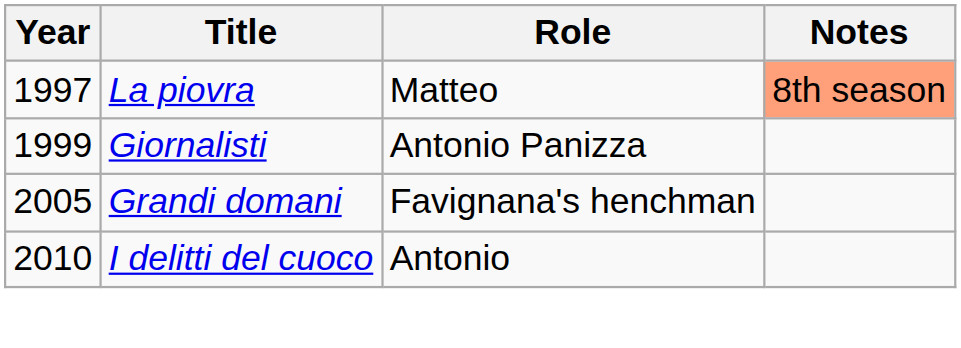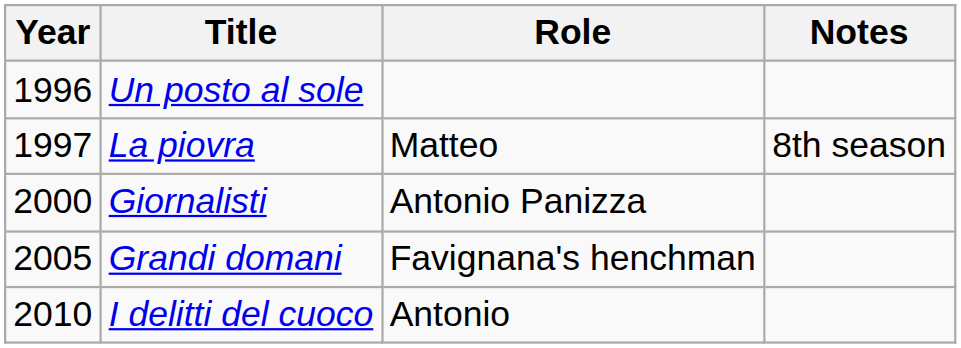+ row: (236, 88)
(859, 88) lightsalmon background -> (859, 145) no background
(53, 145) 1999 -> (53, 201) 2000
